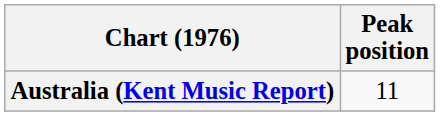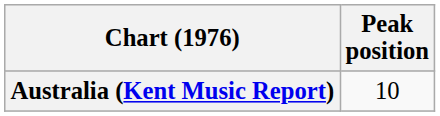(387, 90) 11 -> (387, 90) 10
